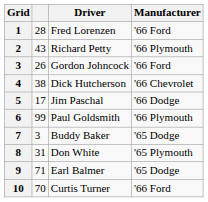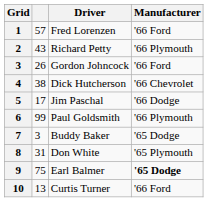(40, 30) 28 -> (40, 30) 57
(40, 170) 71 -> (40, 170) 75
(157, 170) normal -> (158, 170) bold
(40, 188) 70 -> (40, 188) 13
